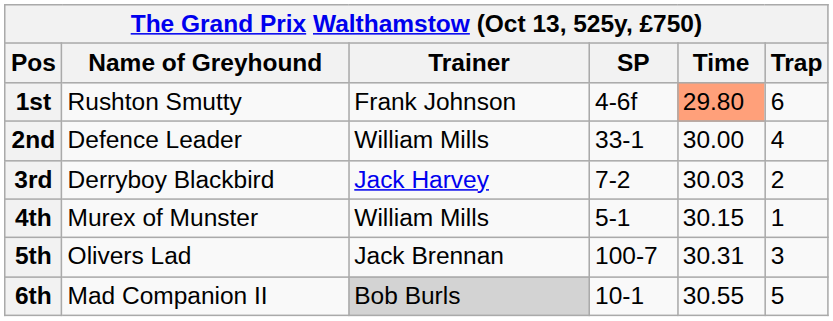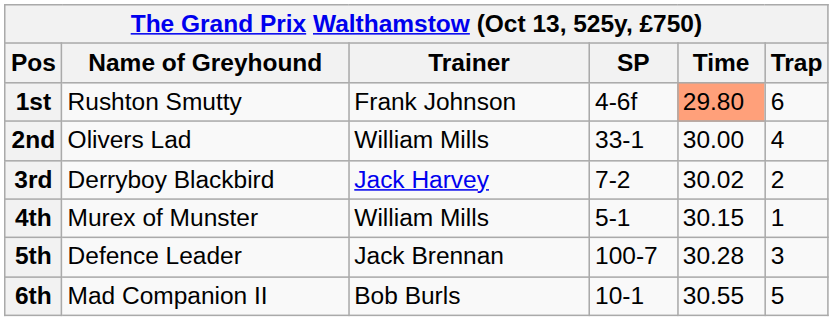(155, 140) Defence Leader -> (129, 140) Olivers Lad
(713, 179) 30.03 -> (713, 179) 30.02
(129, 256) Olivers Lad -> (155, 256) Defence Leader
(713, 256) 30.31 -> (713, 256) 30.28
(407, 295) lightgrey background -> (407, 295) no background
